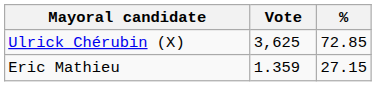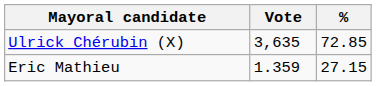(277, 42) 3,625 -> (277, 42) 3,635
